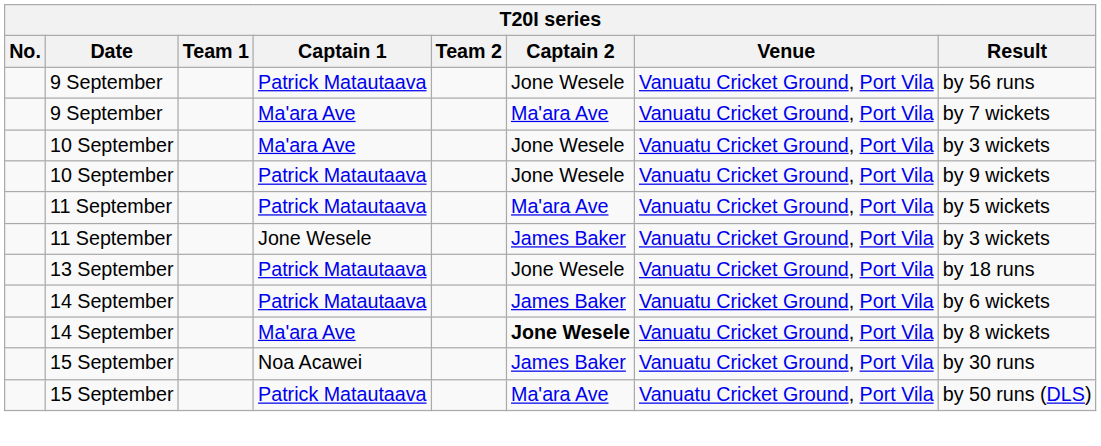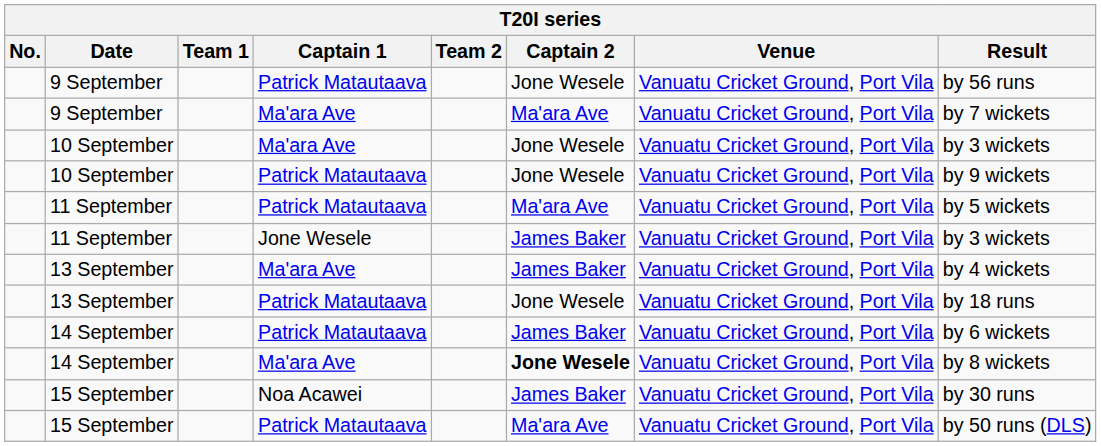+ row: (112, 269)
